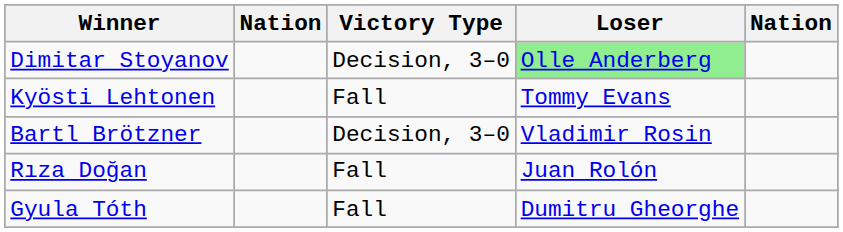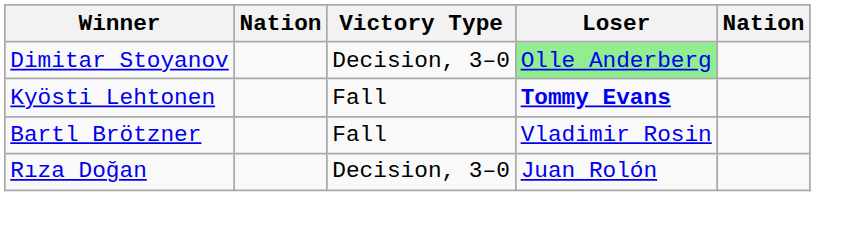(596, 98) normal -> (596, 98) bold
(421, 135) Decision, 3–0 -> (360, 135) Fall
(360, 172) Fall -> (421, 172) Decision, 3–0
- row: (79, 209)
